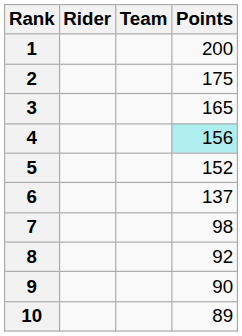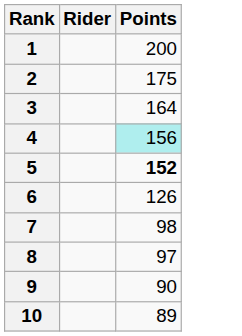- column: (144, 19)
(218, 108) 165 -> (161, 108) 164
(218, 167) normal -> (161, 167) bold
(218, 197) 137 -> (161, 197) 126
(223, 256) 92 -> (167, 256) 97
